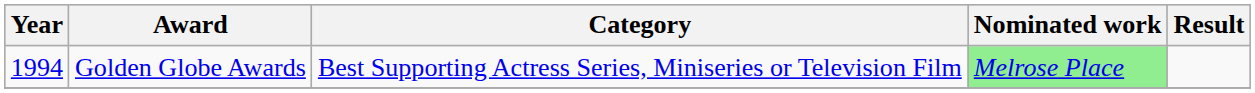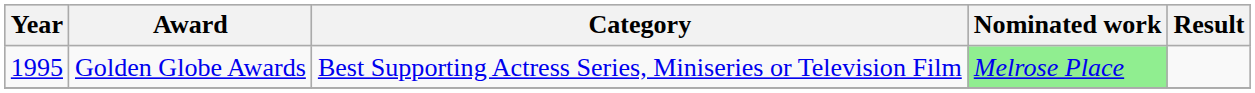(37, 66) 1994 -> (37, 66) 1995
